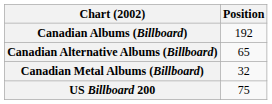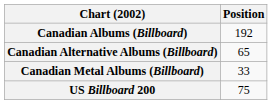(244, 71) 32 -> (244, 71) 33
